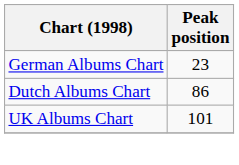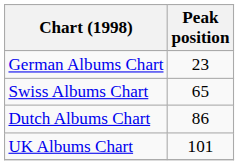+ row: (78, 91)
